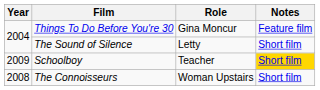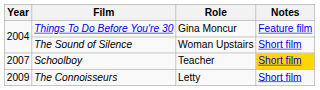(189, 45) Letty -> (216, 45) Woman Upstairs
(18, 61) 2009 -> (18, 61) 2007
(18, 77) 2008 -> (18, 77) 2009
(216, 77) Woman Upstairs -> (189, 77) Letty
